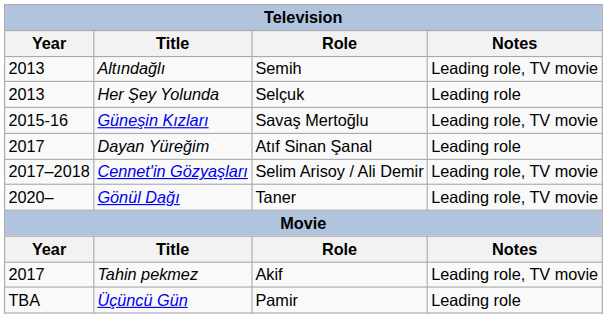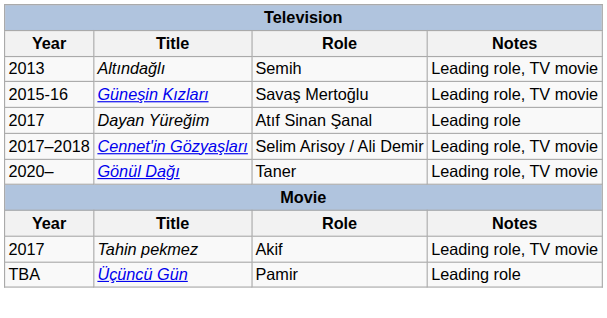- row: (158, 95)
